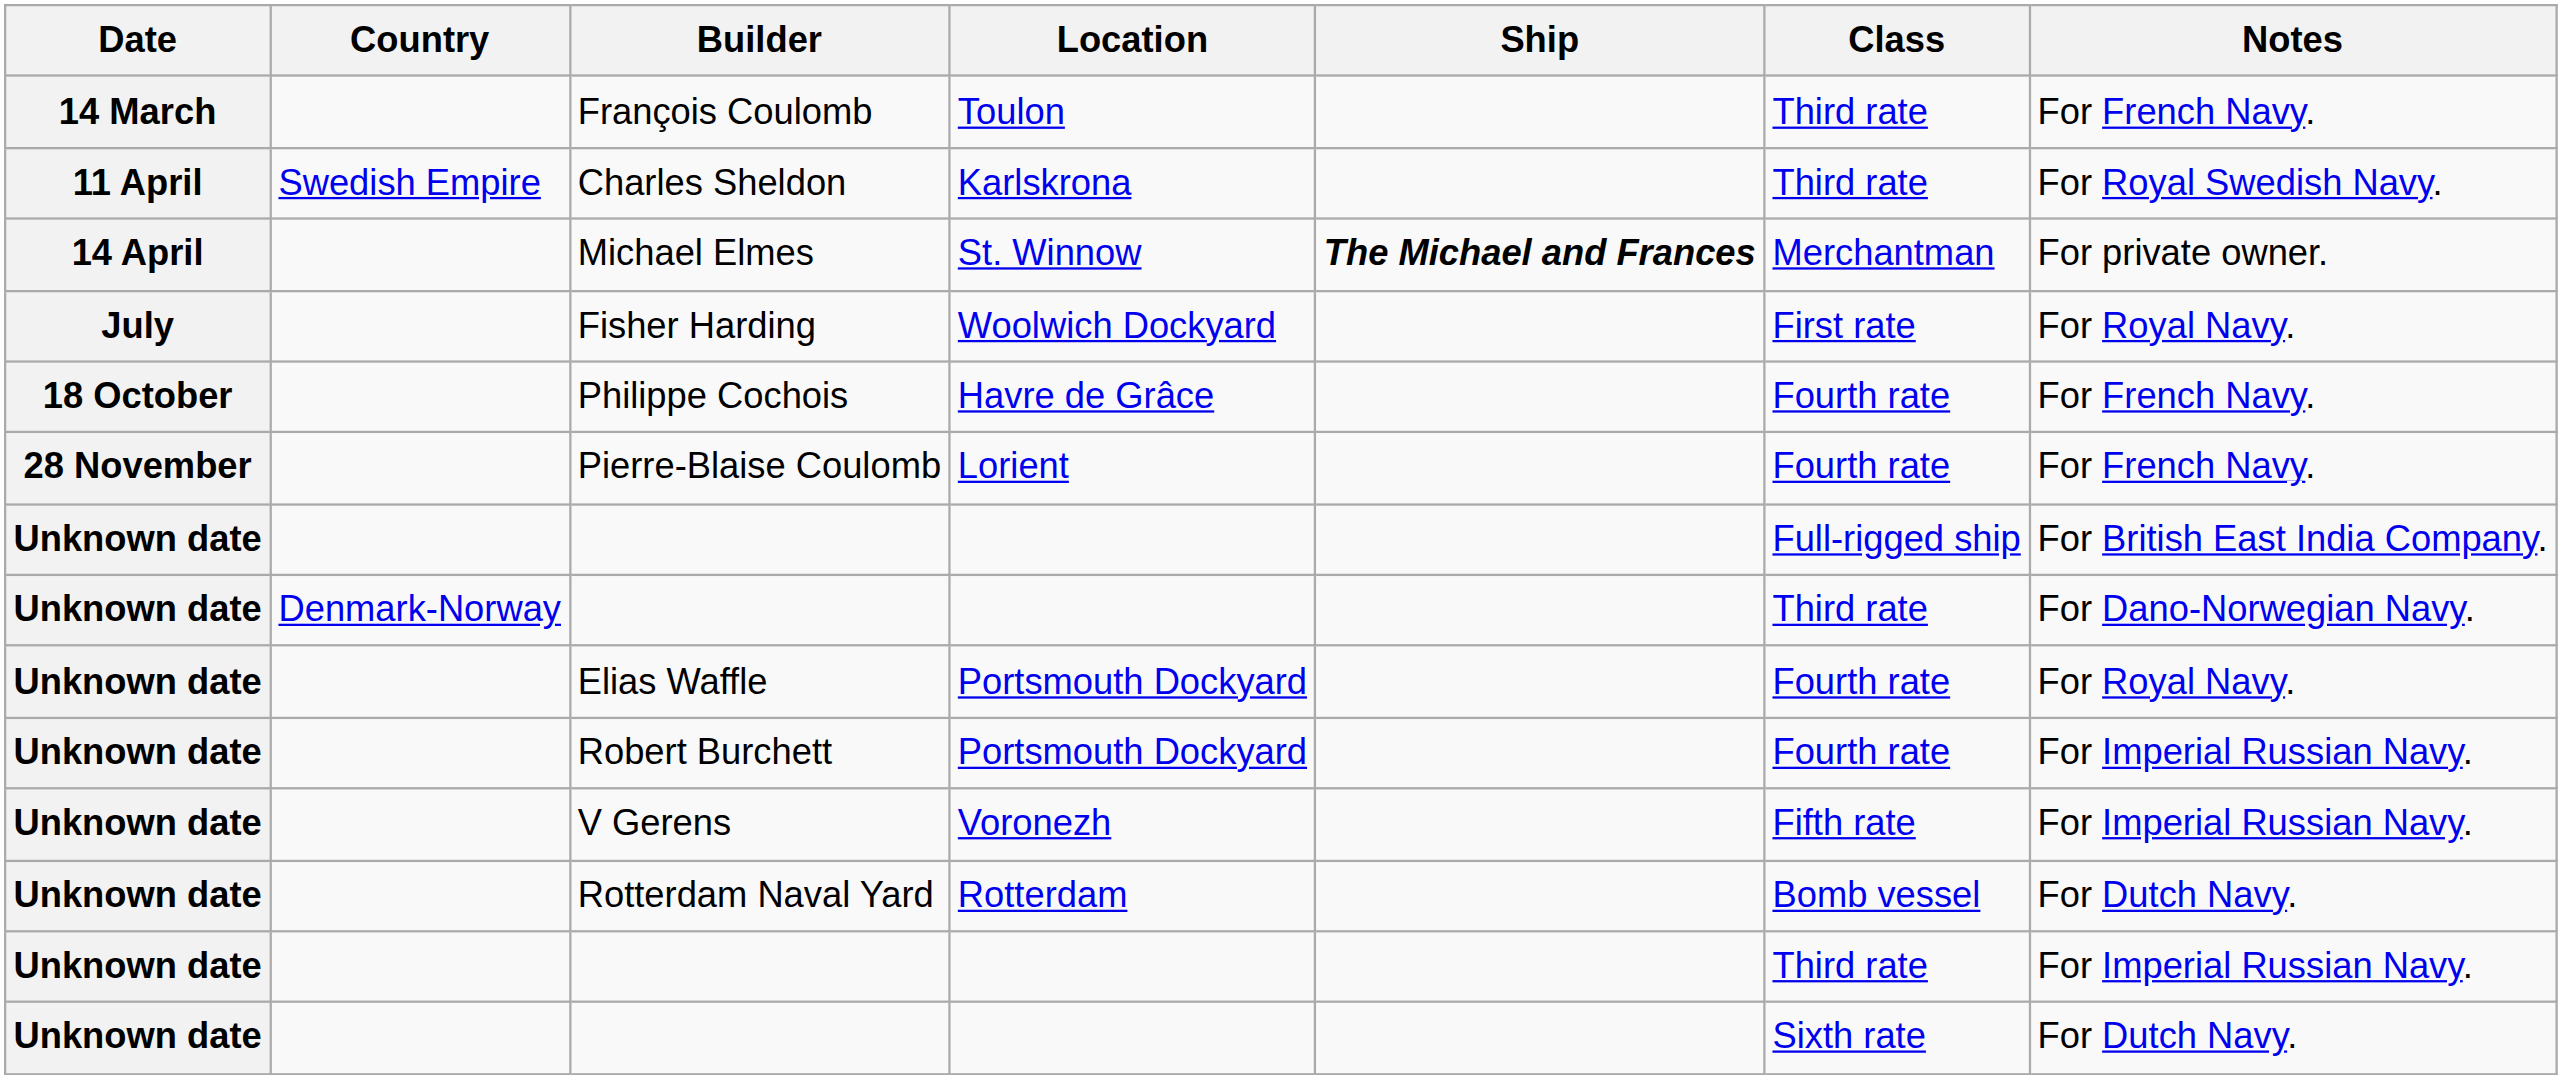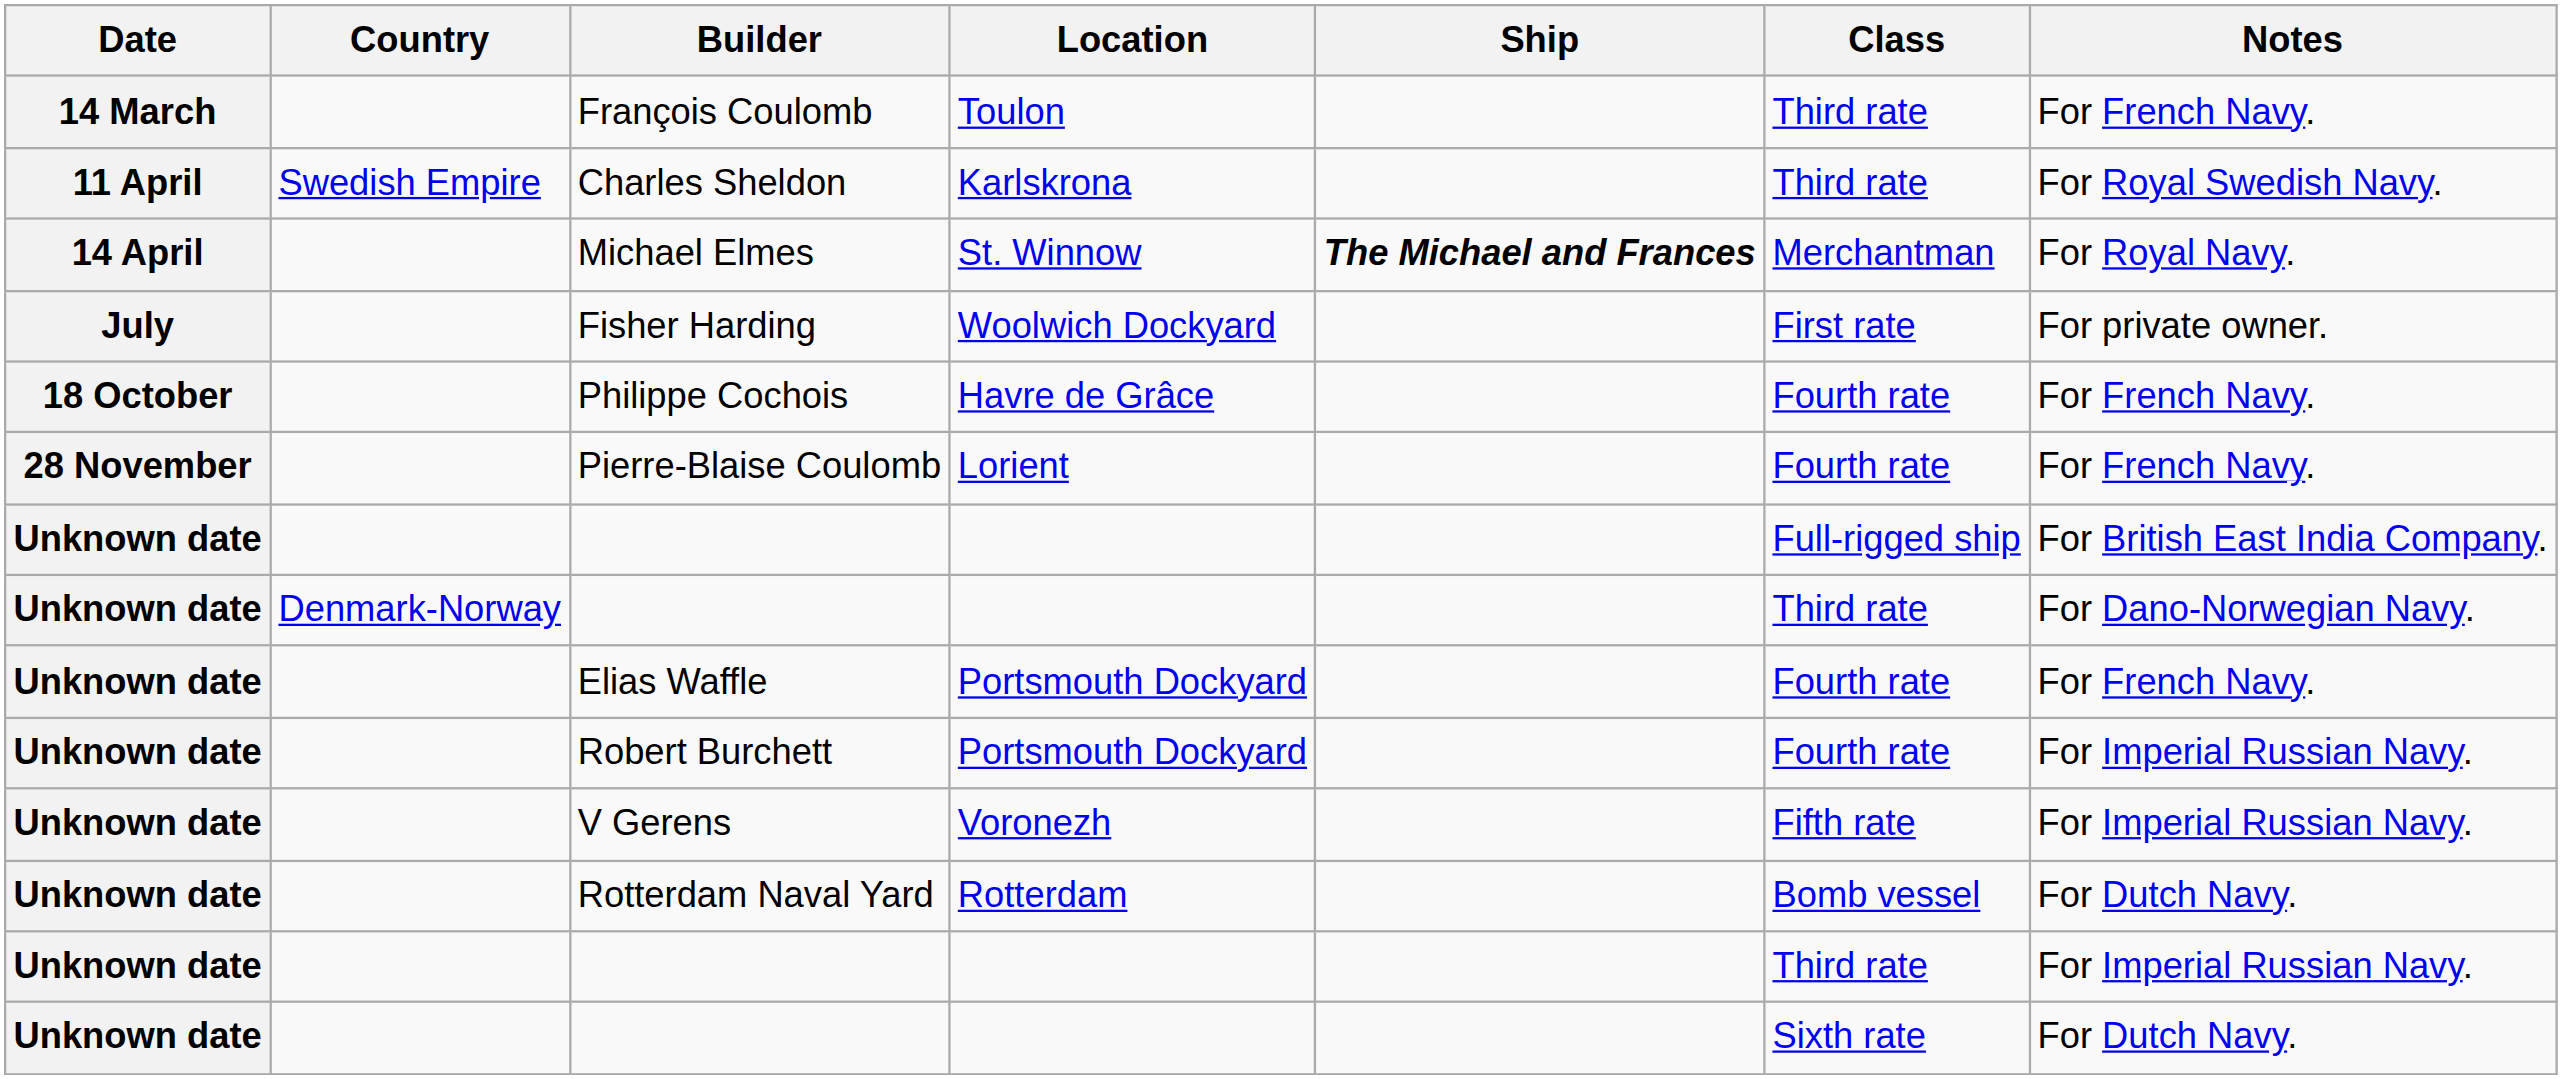(2183, 253) For private owner. -> (2166, 253) For Royal Navy.
(2166, 324) For Royal Navy. -> (2183, 324) For private owner.
(2166, 681) For Royal Navy. -> (2176, 681) For French Navy.
